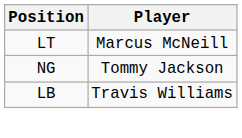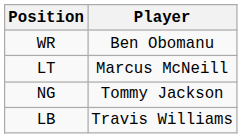+ row: (46, 43)
